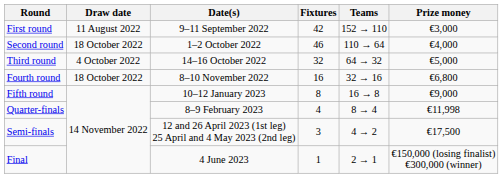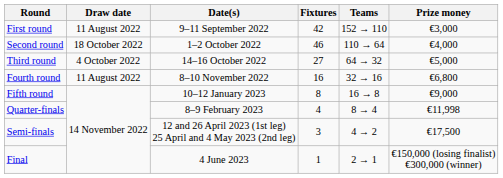(318, 61) 32 -> (318, 61) 27
(108, 77) 18 October 2022 -> (108, 77) 11 August 2022
